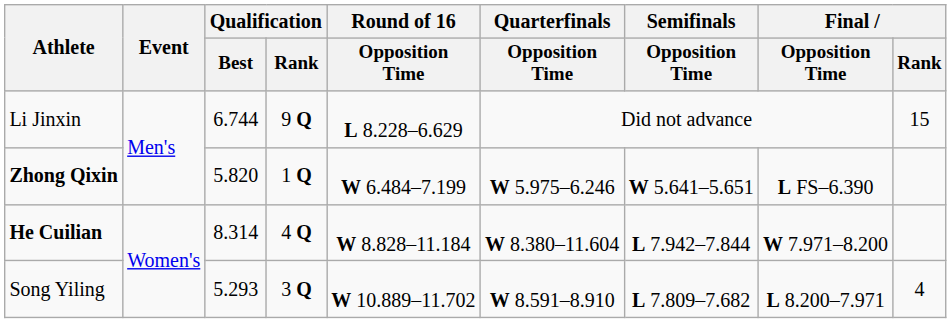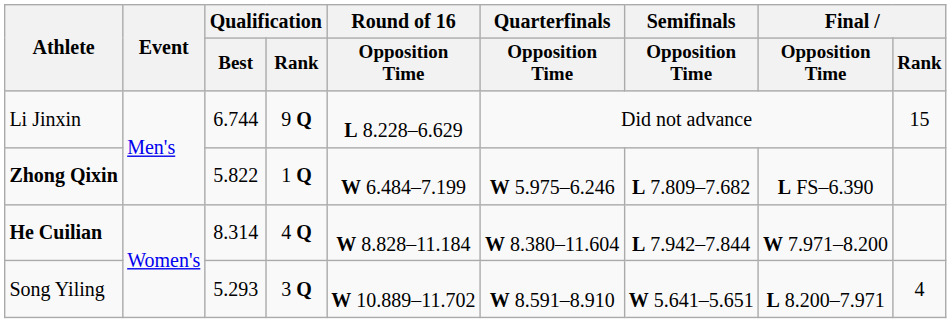(236, 176) 5.820 -> (236, 176) 5.822
(691, 188) W 5.641–5.651 -> (691, 188) L 7.809–7.682
(691, 301) L 7.809–7.682 -> (691, 301) W 5.641–5.651
